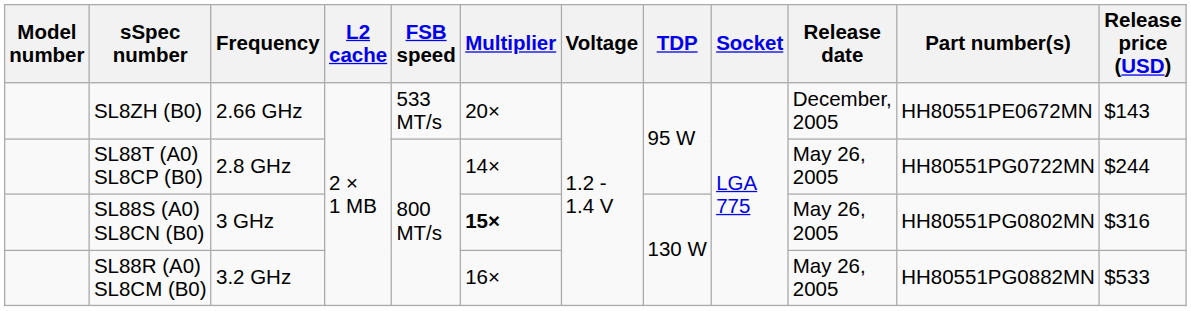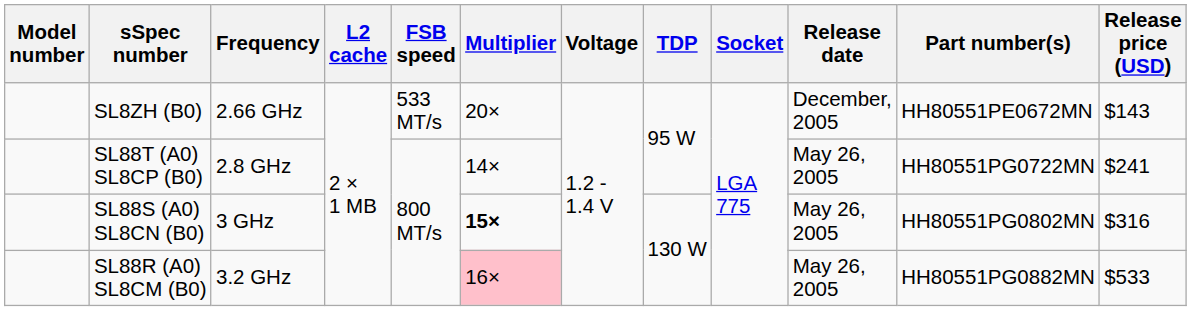(1127, 166) $244 -> (1127, 166) $241
(483, 277) no background -> (483, 277) pink background
